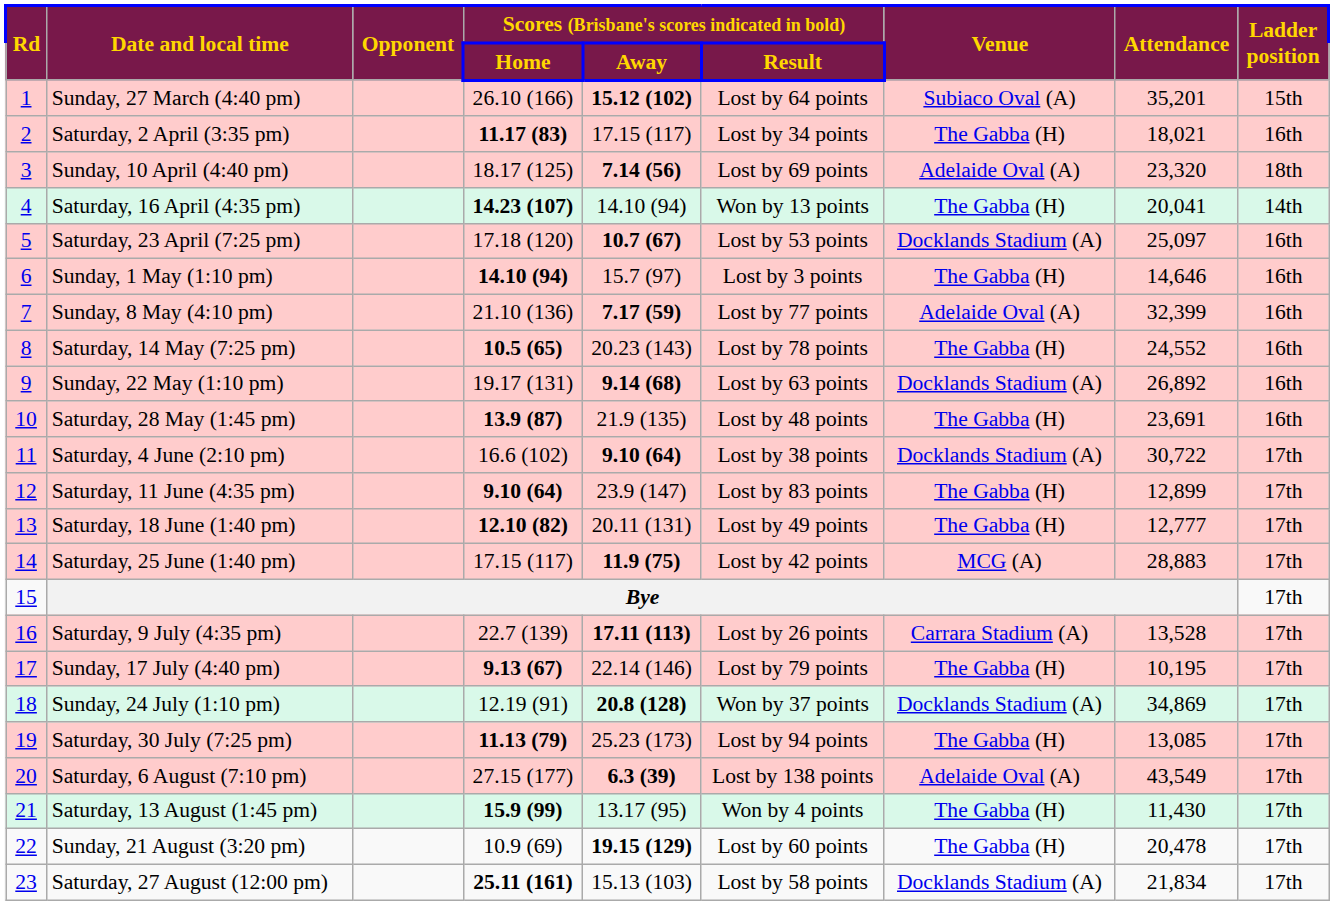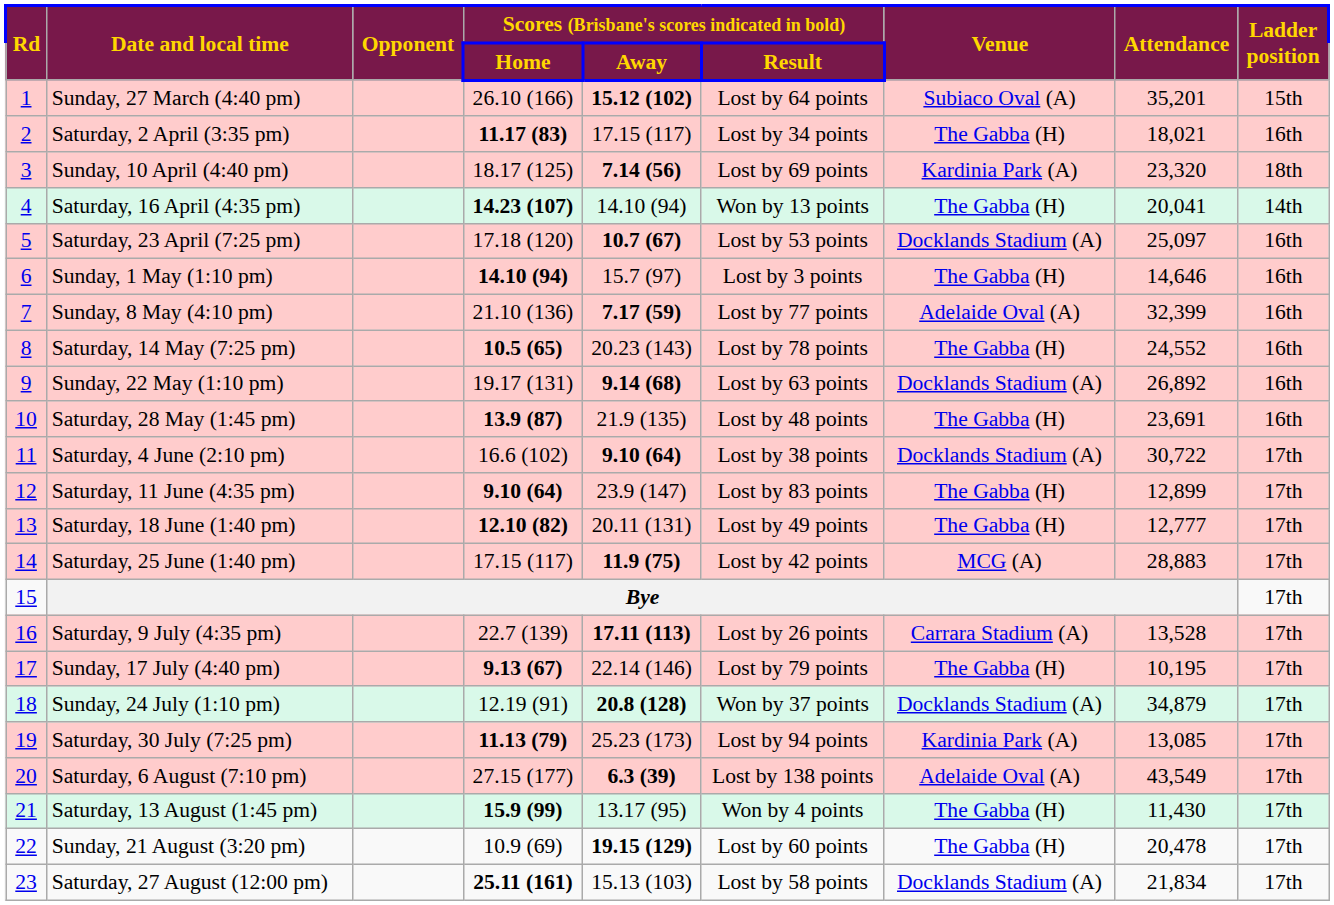(1000, 169) Adelaide Oval (A) -> (1000, 169) Kardinia Park (A)
(1177, 704) 34,869 -> (1177, 704) 34,879
(1000, 739) The Gabba (H) -> (1000, 739) Kardinia Park (A)
